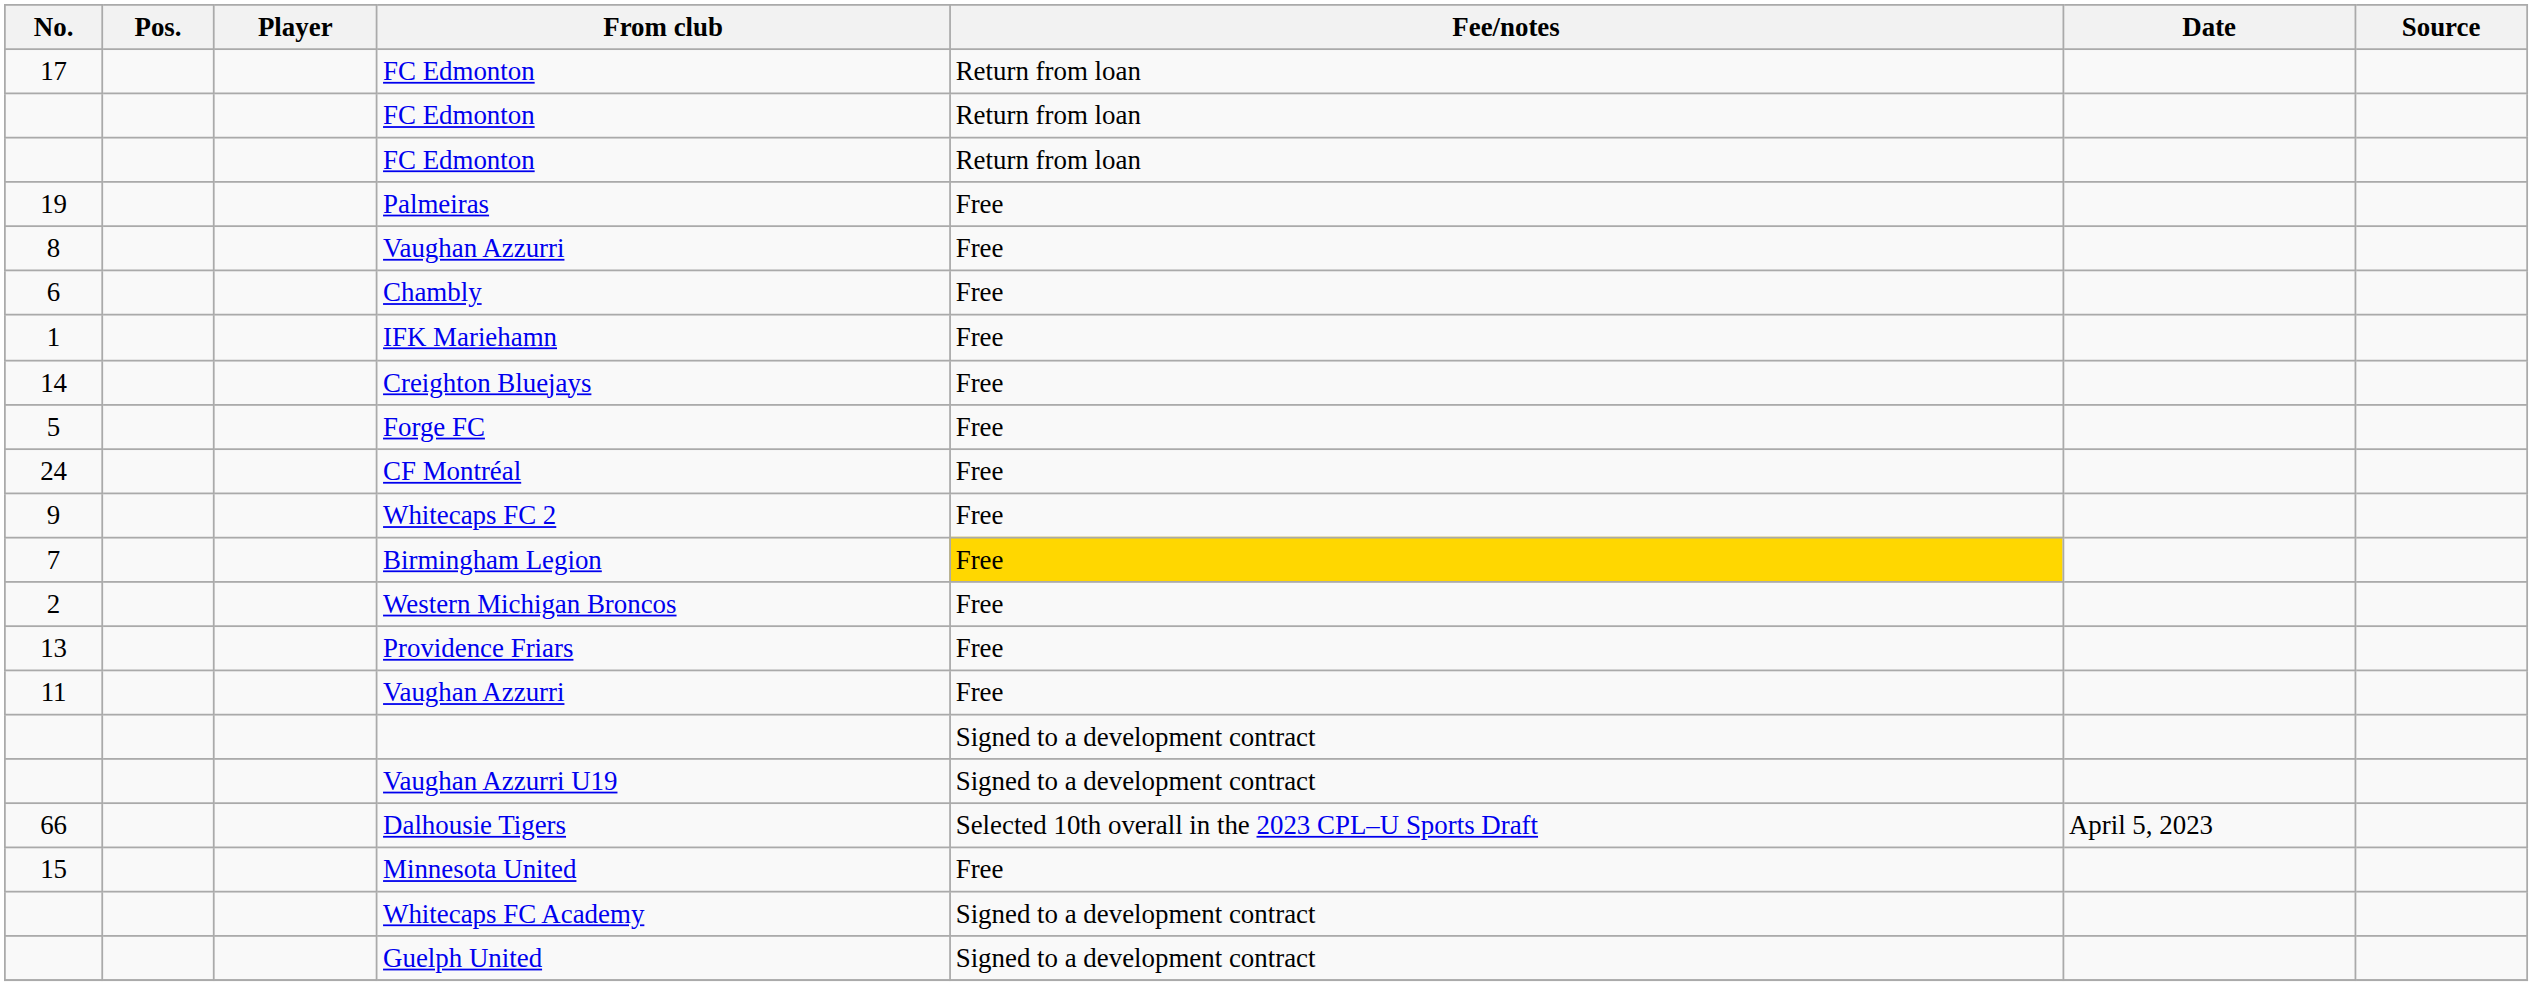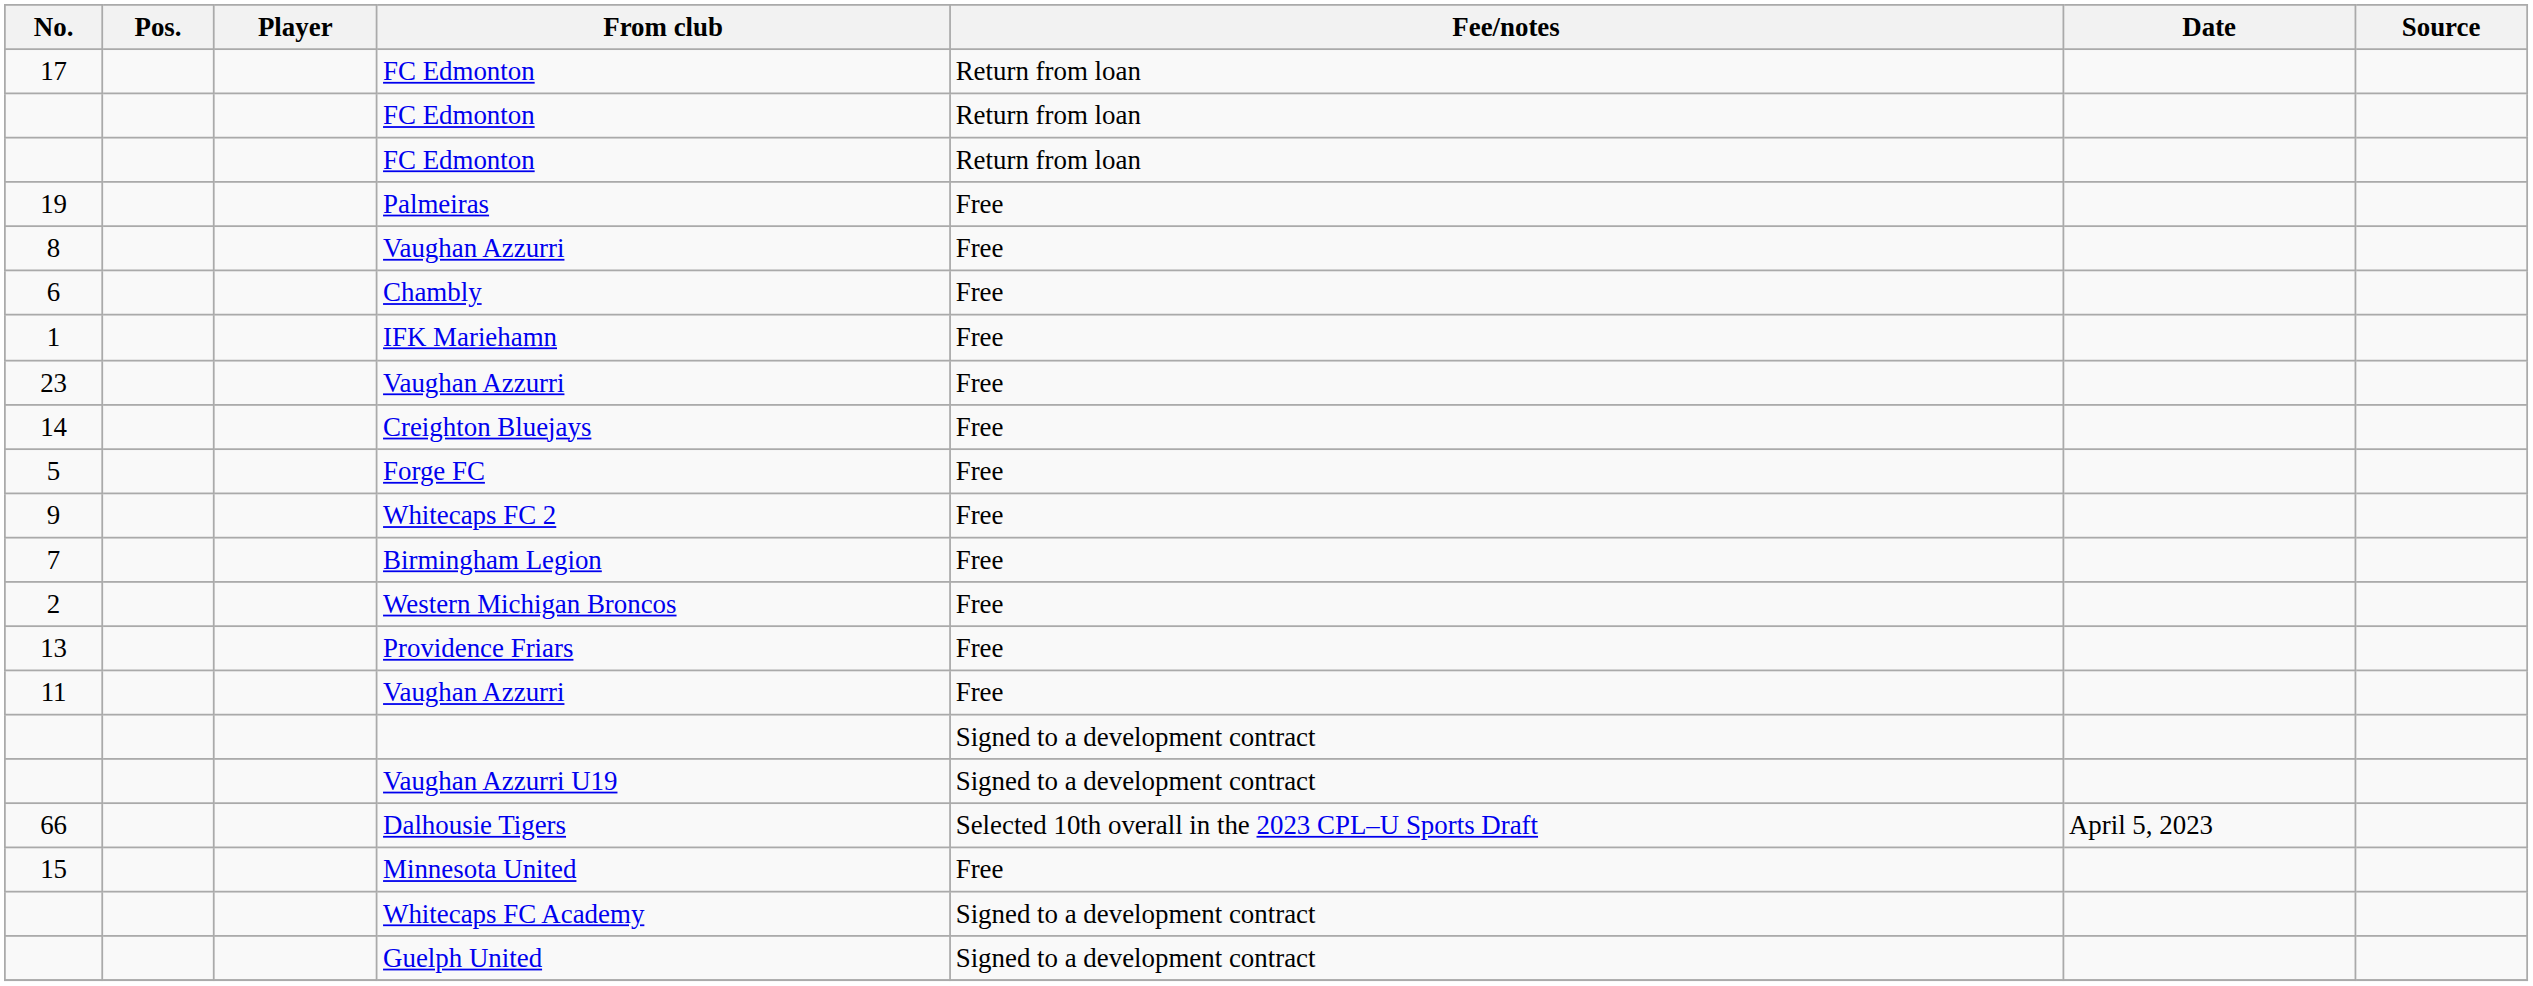+ row: (54, 381)
- row: (54, 470)
(980, 559) gold background -> (980, 559) no background
